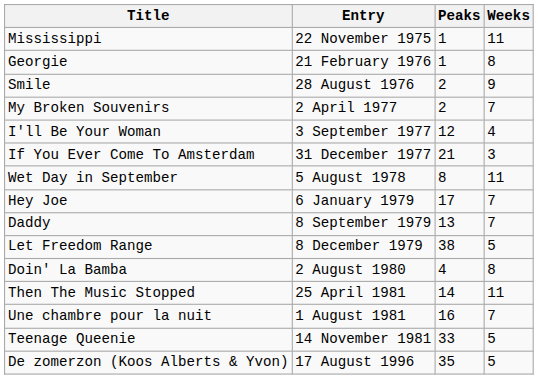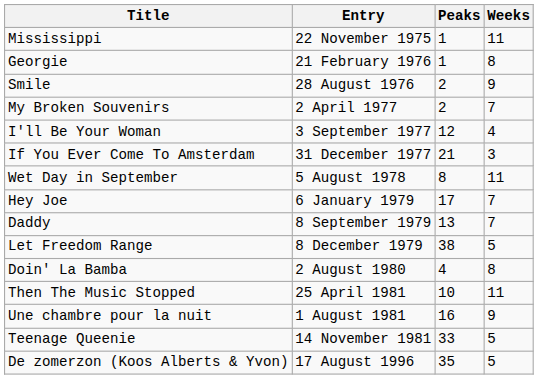(447, 293) 14 -> (447, 293) 10
(492, 316) 7 -> (492, 316) 9
